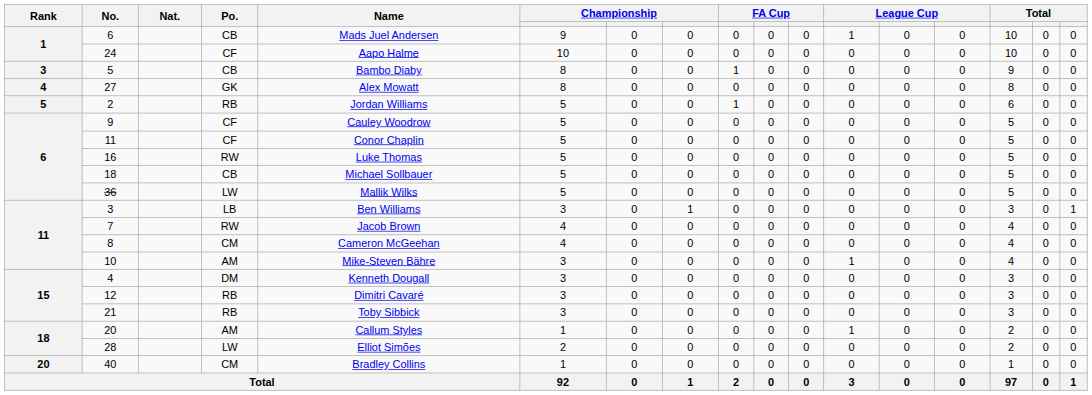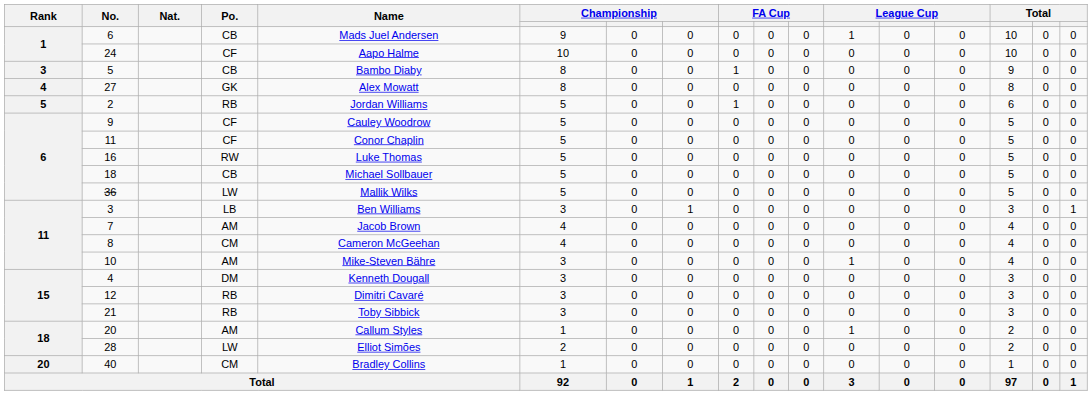(230, 226) RW -> (230, 226) AM
